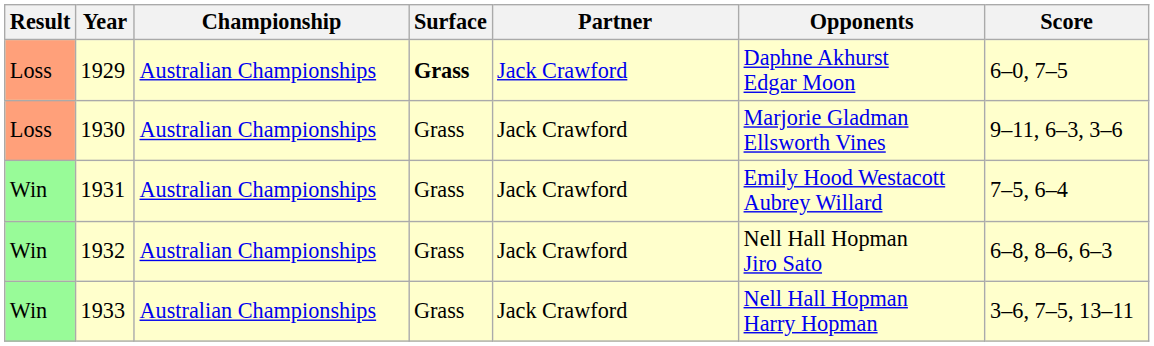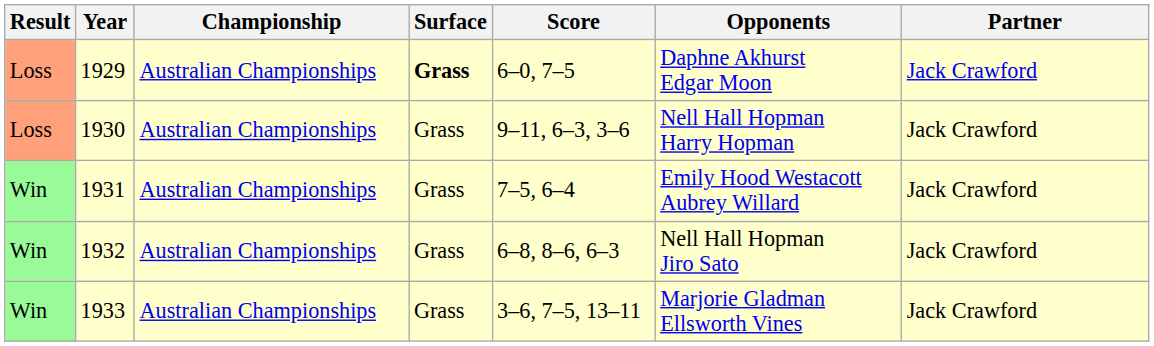columns swapped: (615, 22) <-> (1067, 22)
(826, 130) Marjorie Gladman Ellsworth Vines -> (742, 130) Nell Hall Hopman Harry Hopman
(826, 311) Nell Hall Hopman Harry Hopman -> (743, 311) Marjorie Gladman Ellsworth Vines
